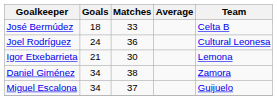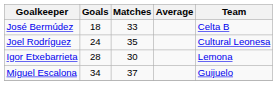(132, 42) 36 -> (132, 42) 35
(95, 57) 21 -> (95, 57) 28
- row: (41, 73)
